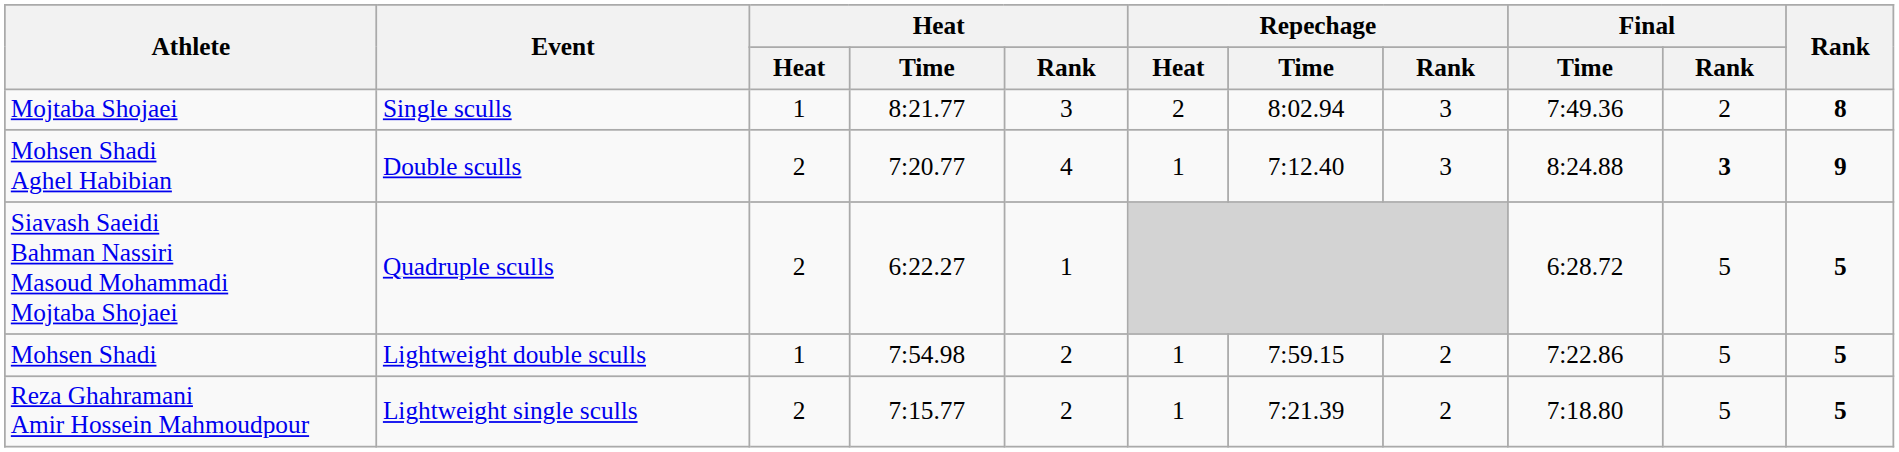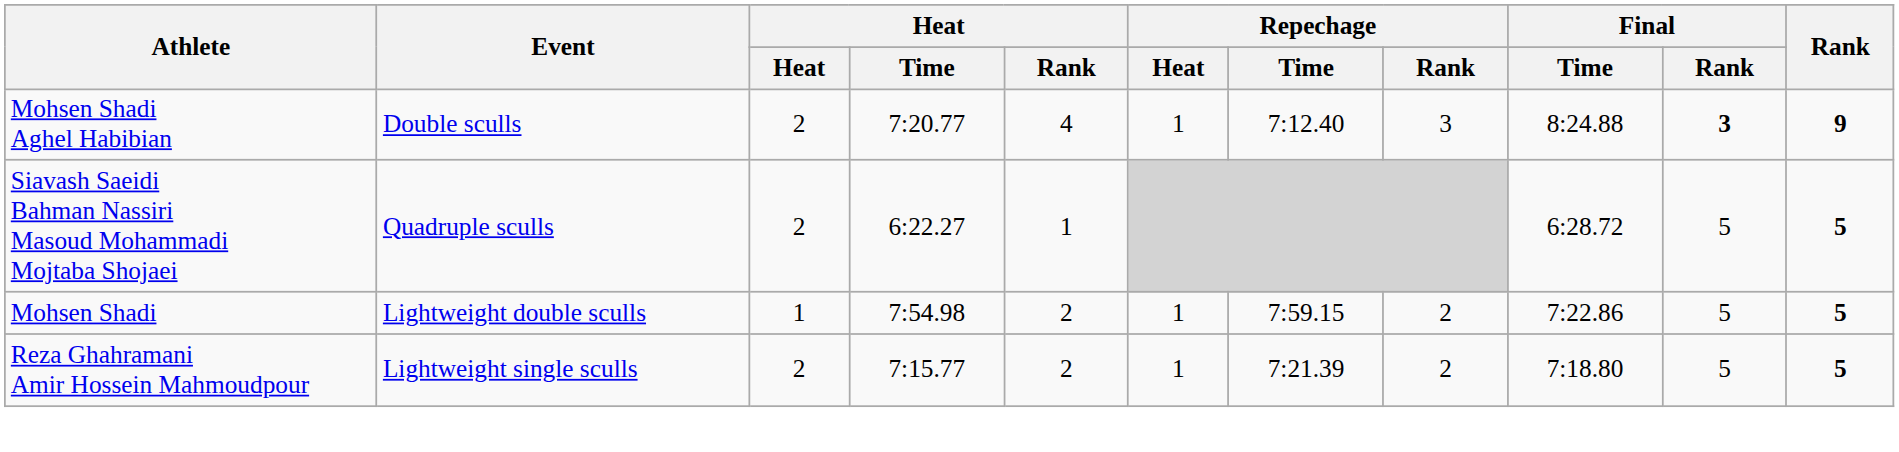- row: (94, 109)
